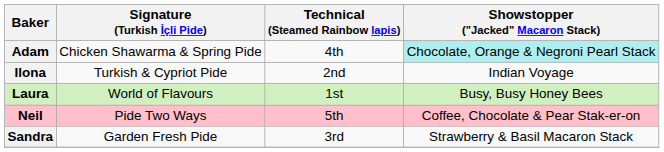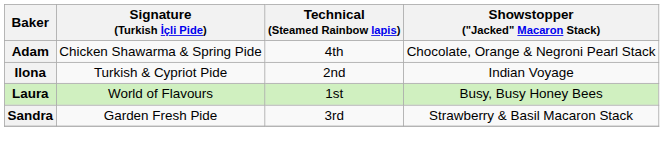(531, 51) paleturquoise background -> (531, 51) no background
- row: (30, 115)
